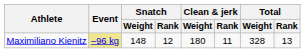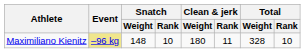(168, 41) 12 -> (168, 41) 10
(287, 41) 13 -> (287, 41) 10
